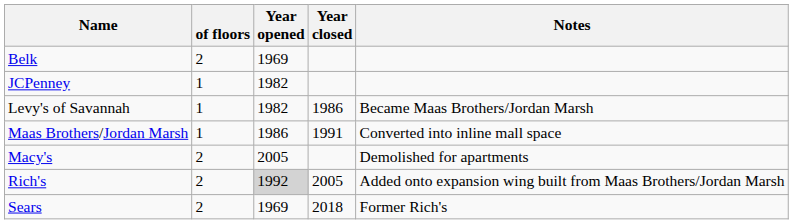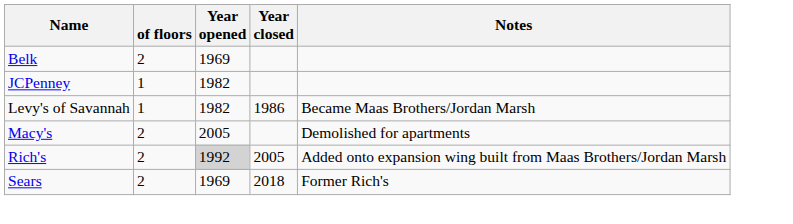- row: (98, 132)
